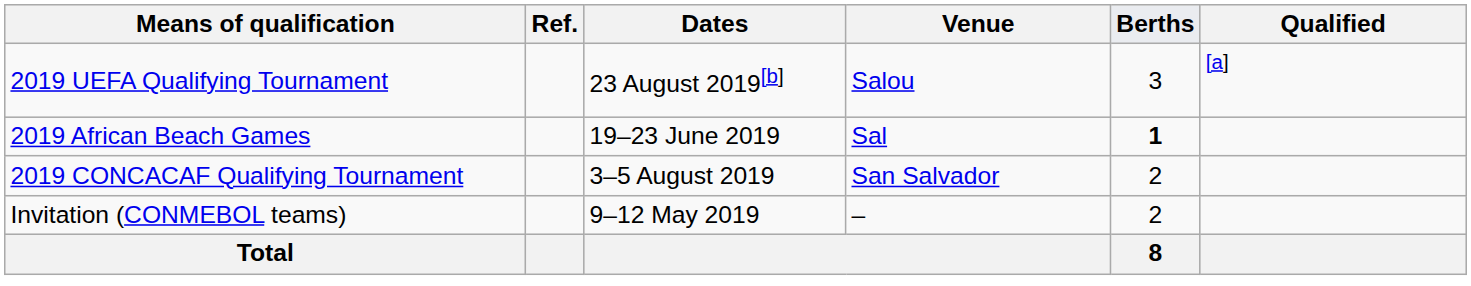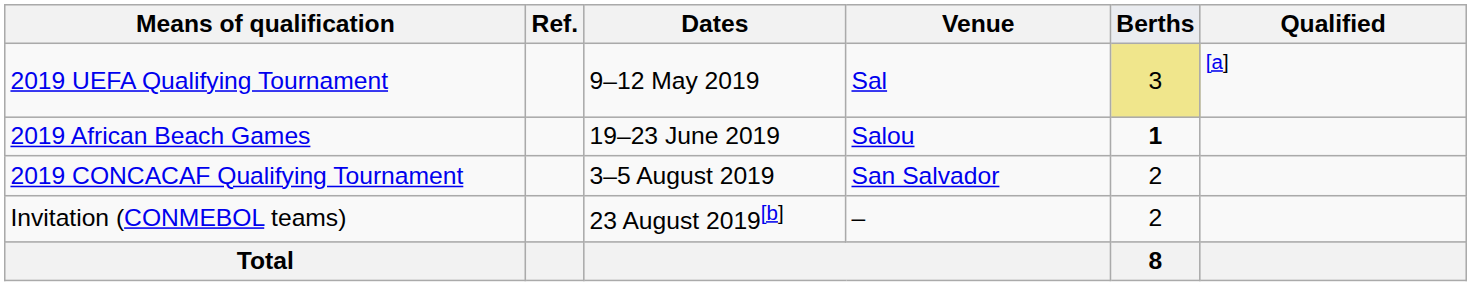(687, 80) 23 August 2019[b] -> (674, 80) 9–12 May 2019
(883, 80) Salou -> (869, 80) Sal
(1155, 80) no background -> (1155, 80) khaki background
(869, 136) Sal -> (883, 136) Salou
(674, 214) 9–12 May 2019 -> (687, 218) 23 August 2019[b]
